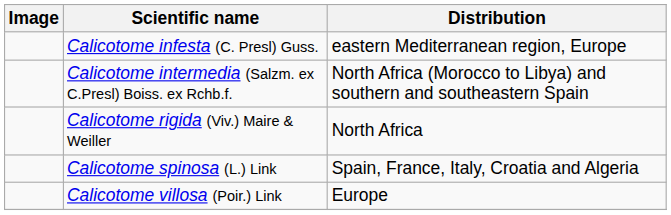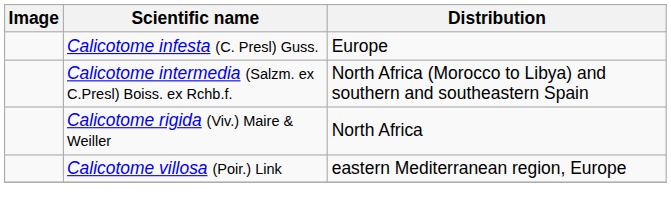(479, 45) eastern Mediterranean region, Europe -> (360, 45) Europe
- row: (172, 168)
(360, 195) Europe -> (479, 168) eastern Mediterranean region, Europe
